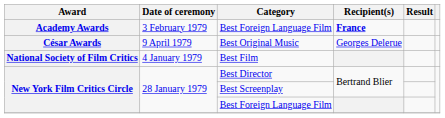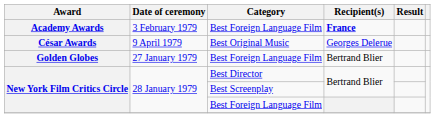+ row: (67, 58)
- row: (72, 58)
